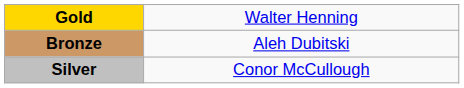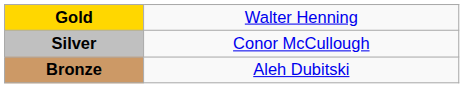rows swapped: (74, 69) <-> (74, 43)
